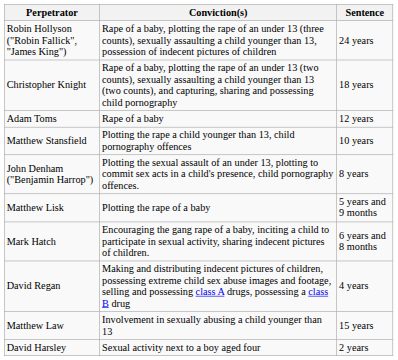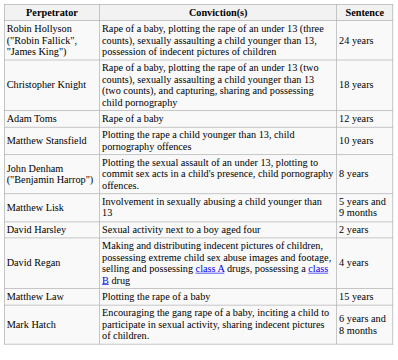(156, 207) Plotting the rape of a baby -> (212, 207) Involvement in sexually abusing a child younger than 13
rows swapped: (36, 347) <-> (31, 241)
(212, 325) Involvement in sexually abusing a child younger than 13 -> (156, 297) Plotting the rape of a baby
